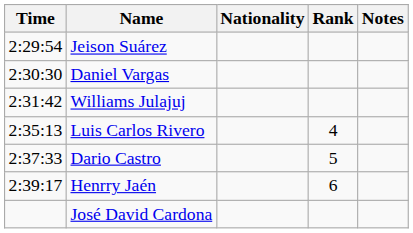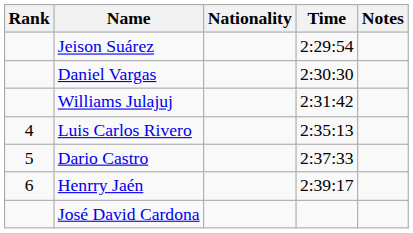columns swapped: (333, 18) <-> (35, 18)
